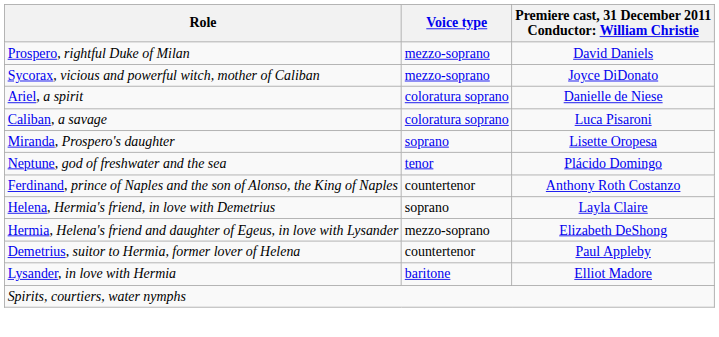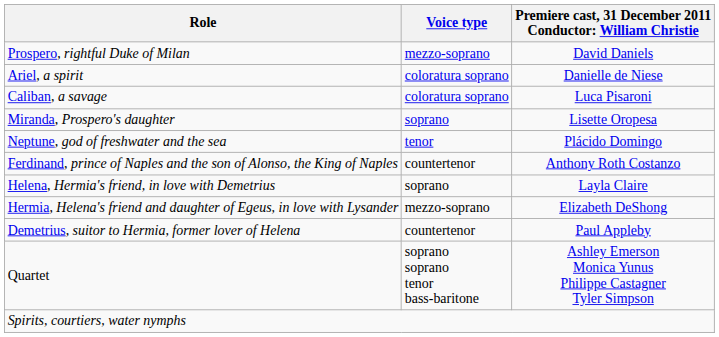- row: (164, 75)
- row: (92, 274)
+ row: (29, 275)
